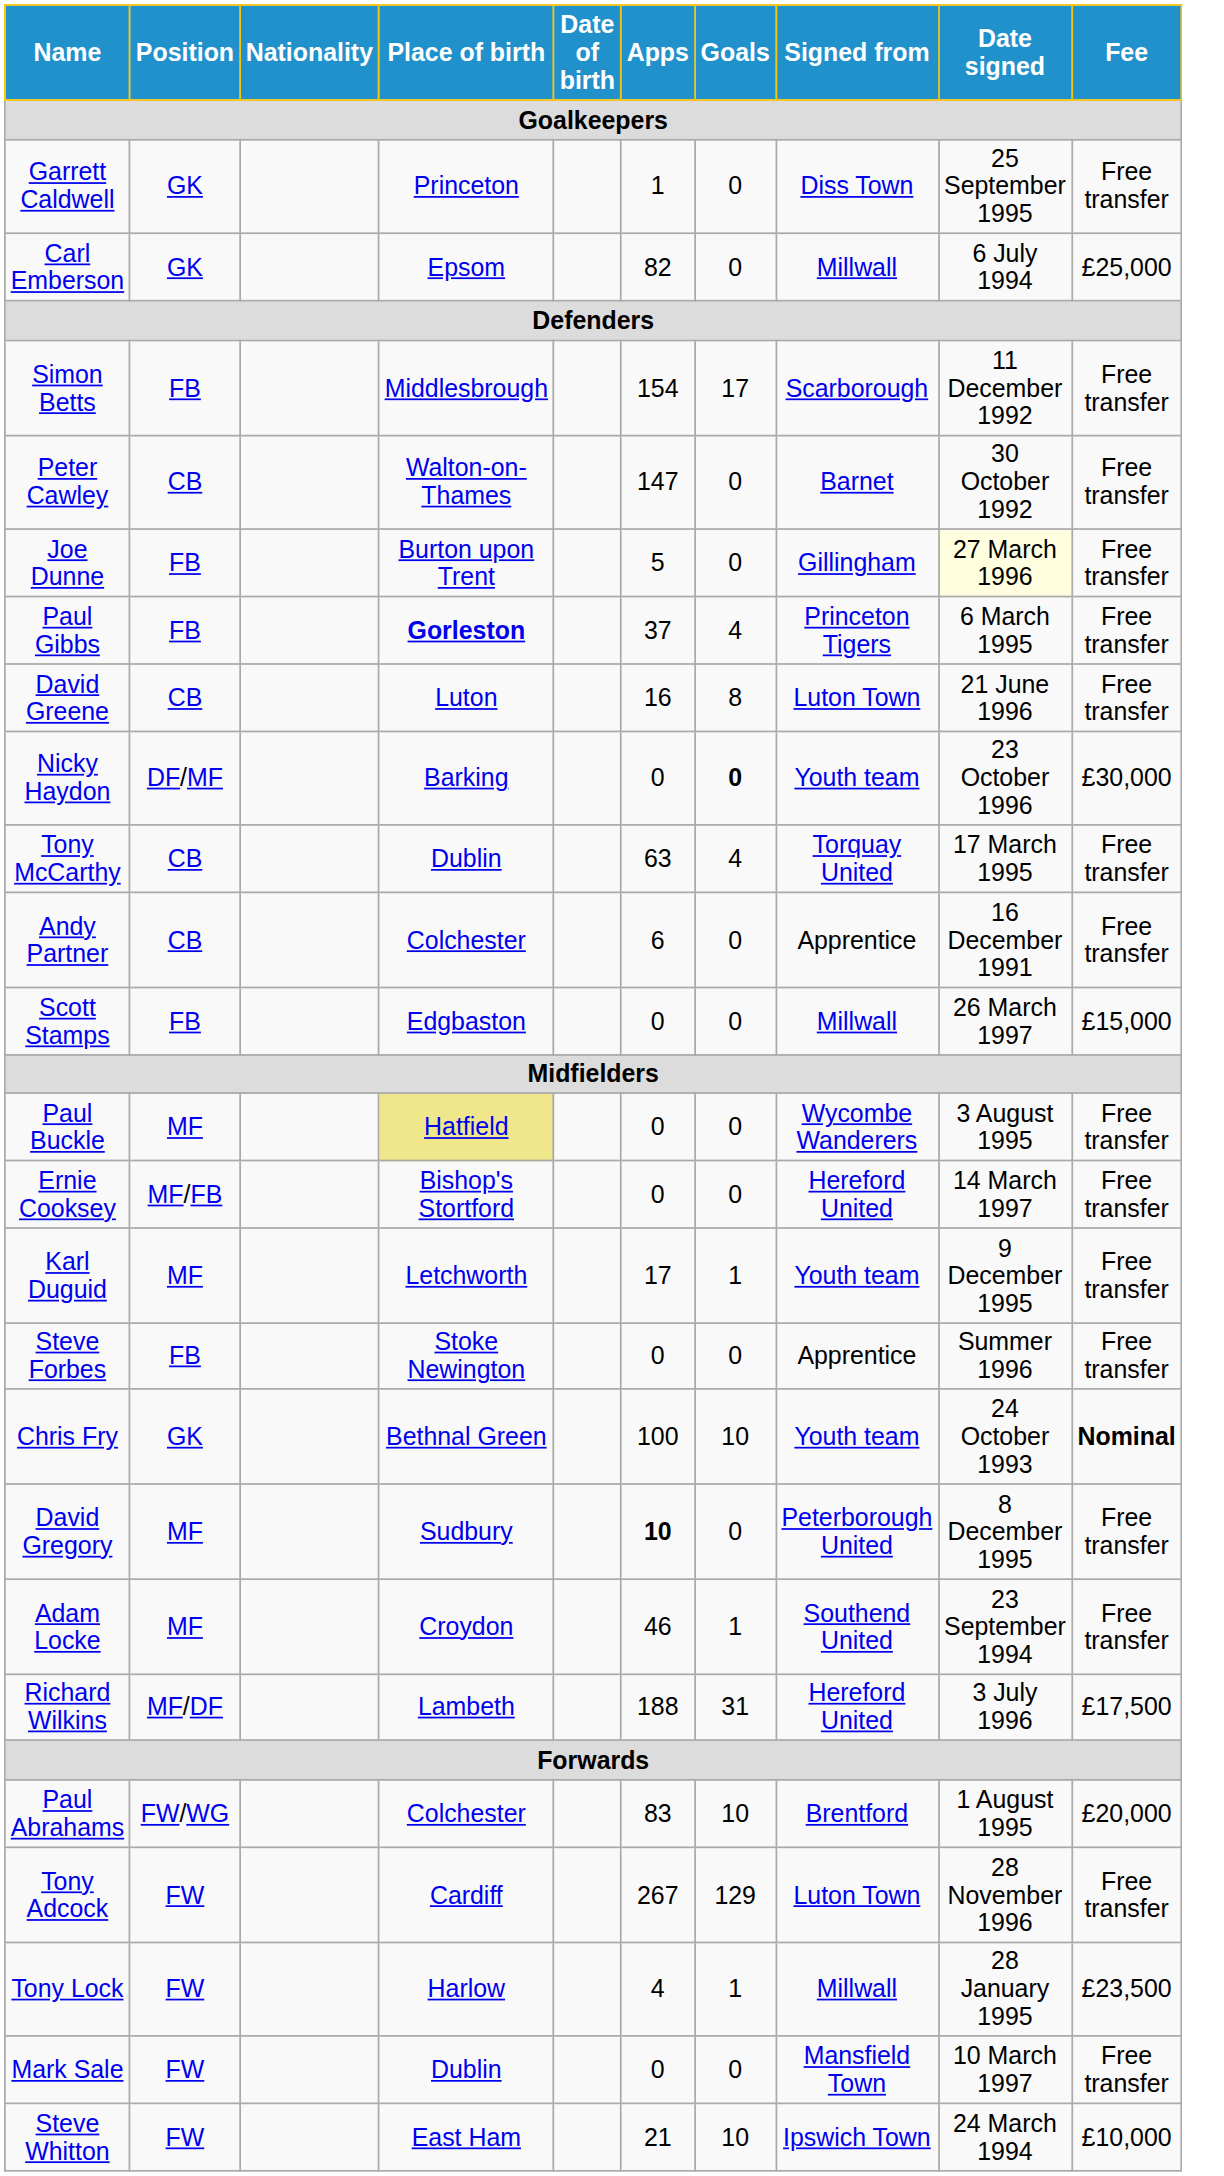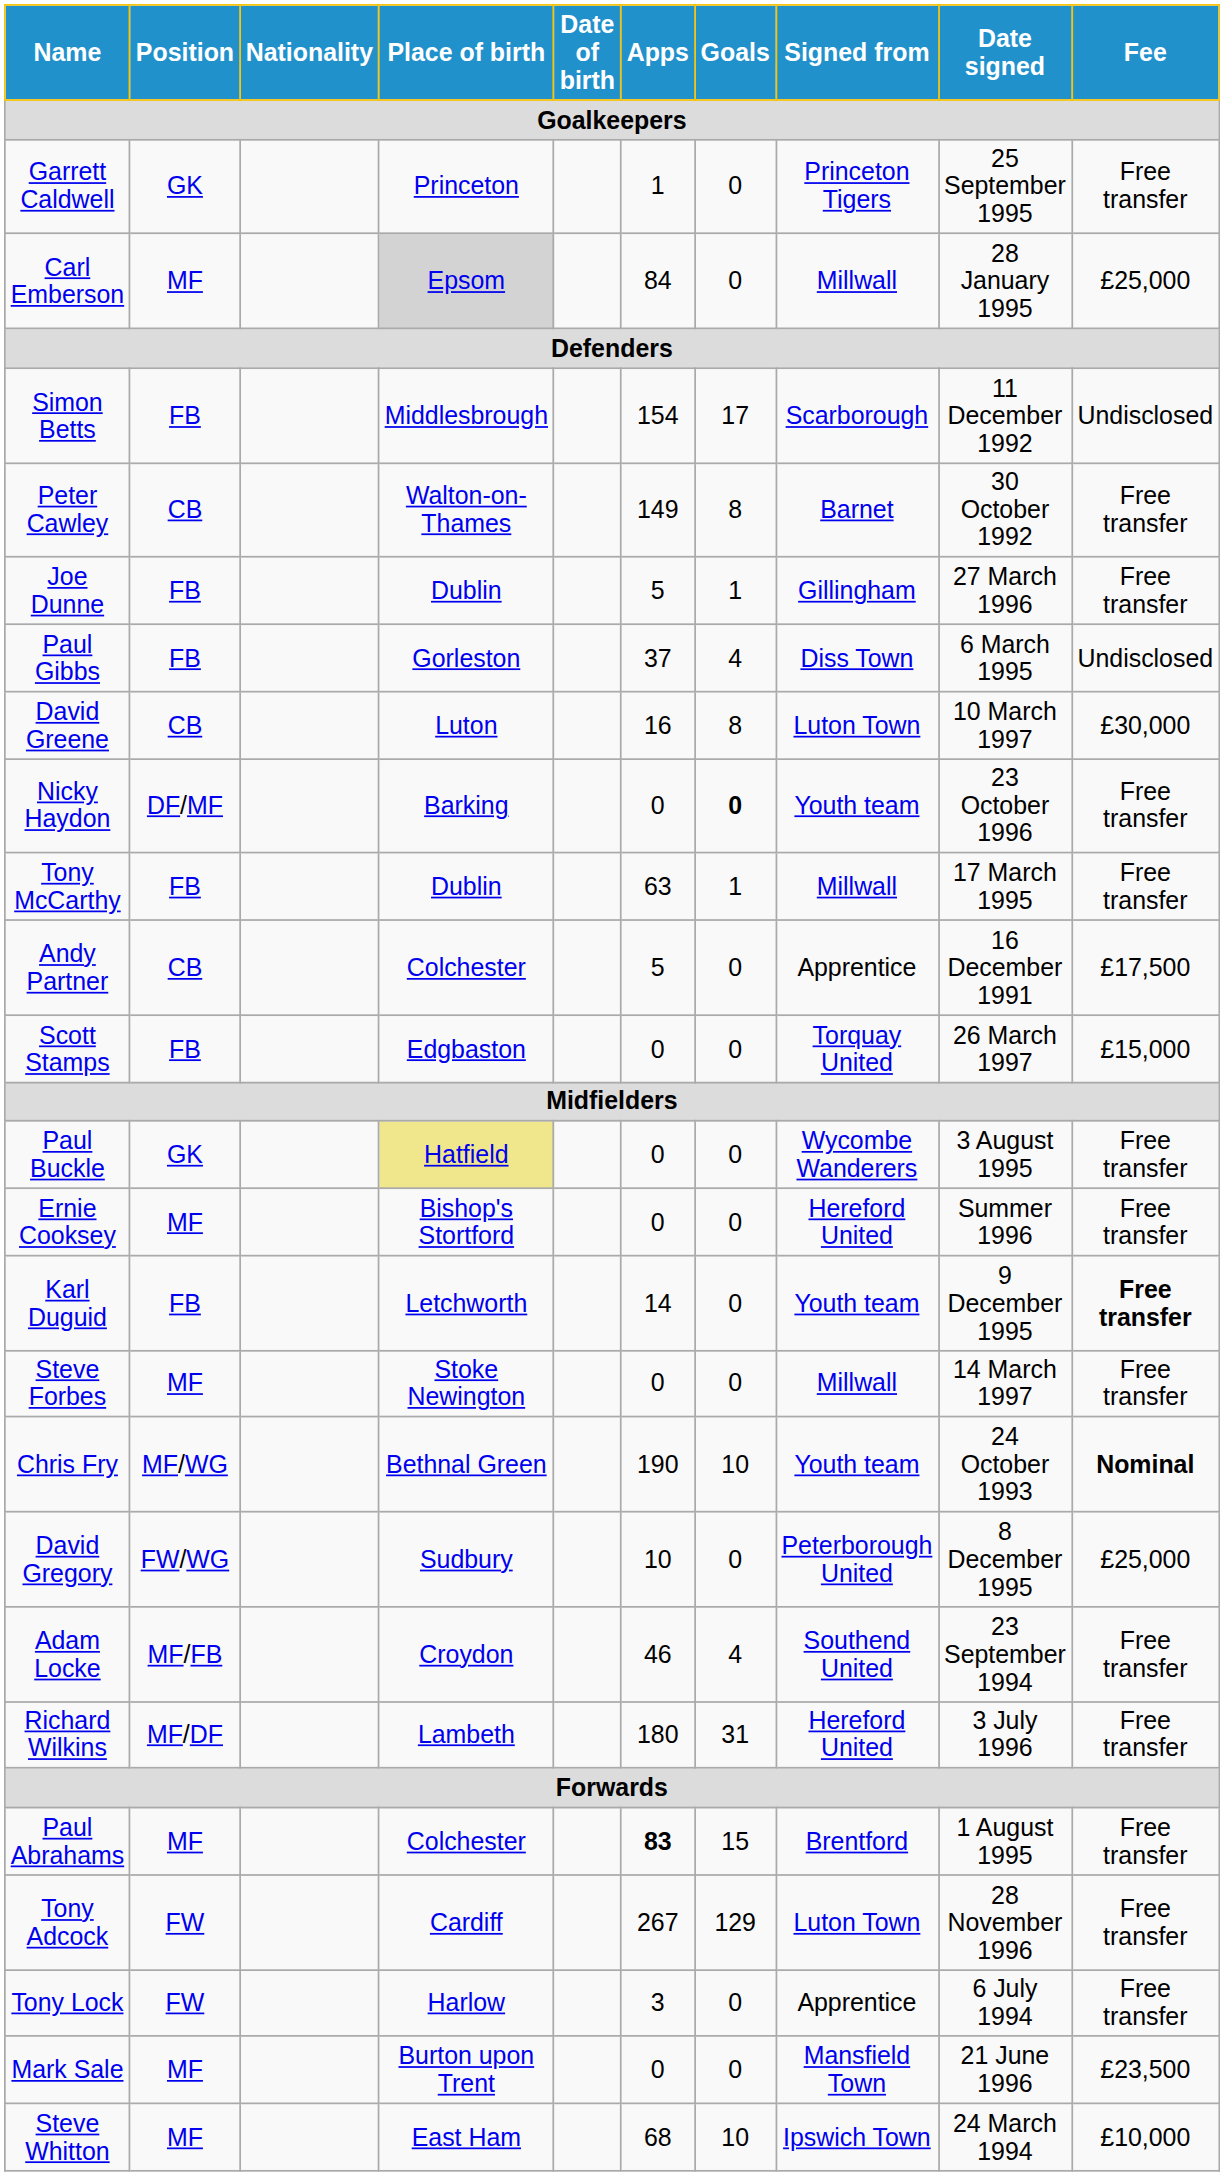(857, 187) Diss Town -> (857, 187) Princeton Tigers
(185, 268) GK -> (185, 281) MF
(466, 268) no background -> (466, 281) lightgrey background
(658, 268) 82 -> (658, 281) 84
(1005, 268) 6 July 1994 -> (1005, 281) 28 January 1995
(1127, 388) Free transfer -> (1145, 415) Undisclosed
(658, 483) 147 -> (658, 510) 149
(735, 483) 0 -> (735, 510) 8
(466, 563) Burton upon Trent -> (466, 591) Dublin
(735, 563) 0 -> (735, 591) 1
(1005, 563) lightyellow background -> (1005, 591) no background
(466, 630) bold -> (466, 658) normal
(857, 630) Princeton Tigers -> (857, 658) Diss Town
(1127, 630) Free transfer -> (1145, 658) Undisclosed
(1005, 697) 21 June 1996 -> (1005, 725) 10 March 1997
(1127, 697) Free transfer -> (1145, 725) £30,000
(1127, 778) £30,000 -> (1145, 806) Free transfer
(185, 859) CB -> (185, 887) FB
(735, 859) 4 -> (735, 887) 1
(857, 859) Torquay United -> (857, 887) Millwall
(658, 940) 6 -> (658, 968) 5
(1127, 940) Free transfer -> (1145, 968) £17,500
(857, 1021) Millwall -> (857, 1049) Torquay United
(185, 1127) MF -> (185, 1155) GK
(185, 1194) MF/FB -> (185, 1222) MF
(1005, 1194) 14 March 1997 -> (1005, 1222) Summer 1996
(185, 1275) MF -> (185, 1303) FB
(658, 1275) 17 -> (658, 1303) 14
(735, 1275) 1 -> (735, 1303) 0
(1127, 1275) normal -> (1145, 1303) bold
(185, 1356) FB -> (185, 1384) MF
(857, 1356) Apprentice -> (857, 1384) Millwall
(1005, 1356) Summer 1996 -> (1005, 1384) 14 March 1997
(185, 1437) GK -> (185, 1465) MF/WG
(658, 1437) 100 -> (658, 1465) 190
(185, 1532) MF -> (185, 1559) FW/WG
(658, 1532) bold -> (658, 1559) normal
(1127, 1532) Free transfer -> (1145, 1559) £25,000
(185, 1626) MF -> (185, 1654) MF/FB
(735, 1626) 1 -> (735, 1654) 4
(658, 1707) 188 -> (658, 1735) 180
(1127, 1707) £17,500 -> (1145, 1735) Free transfer
(185, 1814) FW/WG -> (185, 1841) MF
(658, 1814) normal -> (658, 1841) bold
(735, 1814) 10 -> (735, 1841) 15
(1127, 1814) £20,000 -> (1145, 1841) Free transfer
(658, 1989) 4 -> (658, 2003) 3
(735, 1989) 1 -> (735, 2003) 0
(857, 1989) Millwall -> (857, 2003) Apprentice
(1005, 1989) 28 January 1995 -> (1005, 2003) 6 July 1994
(1127, 1989) £23,500 -> (1145, 2003) Free transfer
(185, 2070) FW -> (185, 2070) MF
(466, 2070) Dublin -> (466, 2070) Burton upon Trent
(1005, 2070) 10 March 1997 -> (1005, 2070) 21 June 1996
(1127, 2070) Free transfer -> (1145, 2070) £23,500
(185, 2137) FW -> (185, 2137) MF
(658, 2137) 21 -> (658, 2137) 68
